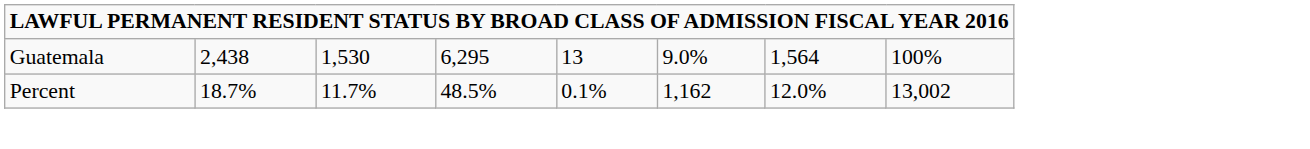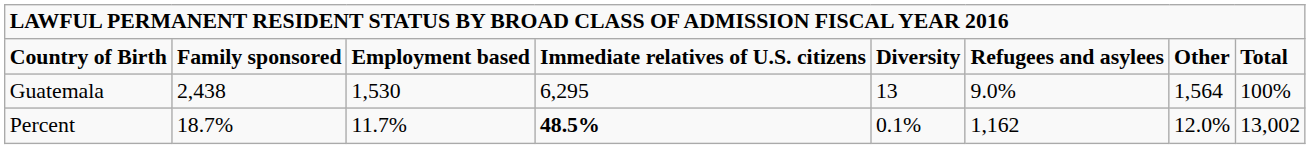+ row: (88, 56)
(469, 90) normal -> (570, 125) bold
